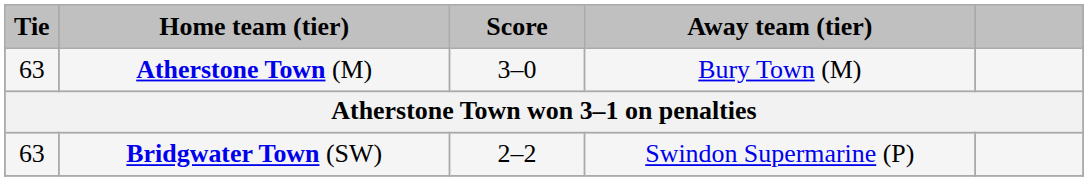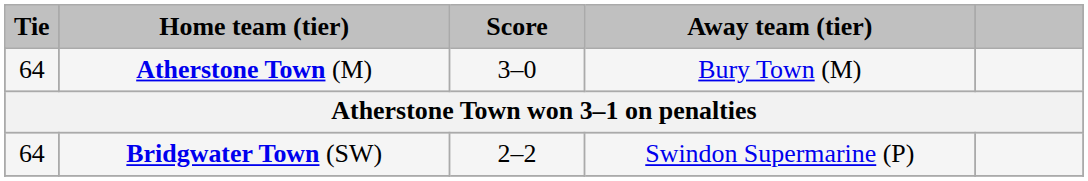(32, 69) 63 -> (32, 69) 64
(32, 154) 63 -> (32, 154) 64
